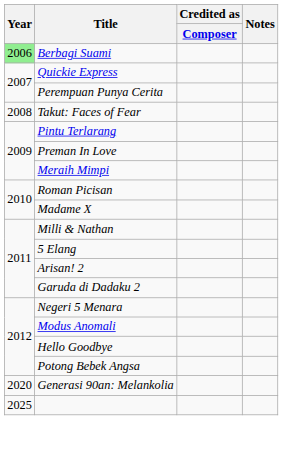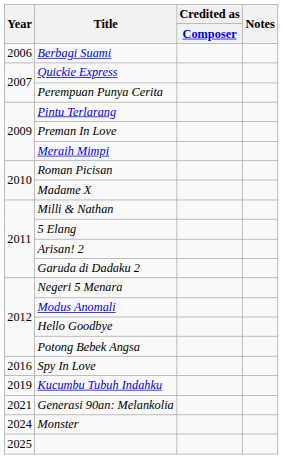(20, 53) lightgreen background -> (20, 53) no background
- row: (89, 111)
+ row: (67, 365)
+ row: (100, 385)
(20, 385) 2020 -> (20, 405) 2021
+ row: (58, 424)
